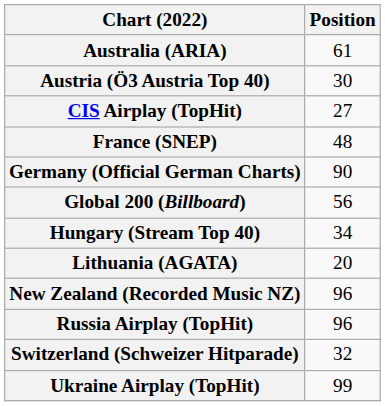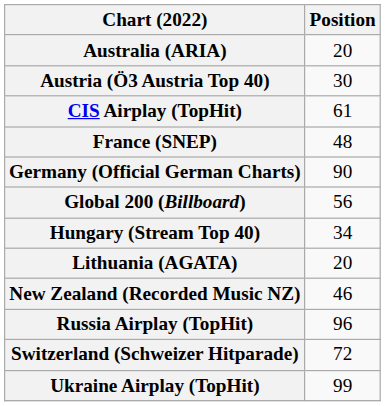(343, 50) 61 -> (343, 50) 20
(343, 111) 27 -> (343, 111) 61
(343, 293) 96 -> (343, 293) 46
(343, 354) 32 -> (343, 354) 72
